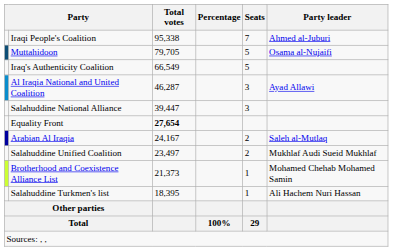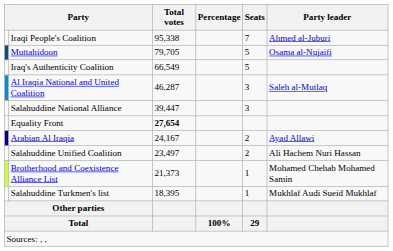(292, 88) Ayad Allawi -> (298, 88) Saleh al-Mutlaq
(298, 138) Saleh al-Mutlaq -> (292, 138) Ayad Allawi
(323, 153) Mukhlaf Audi Sueid Mukhlaf -> (315, 153) Ali Hachem Nuri Hassan
(315, 194) Ali Hachem Nuri Hassan -> (323, 194) Mukhlaf Audi Sueid Mukhlaf
